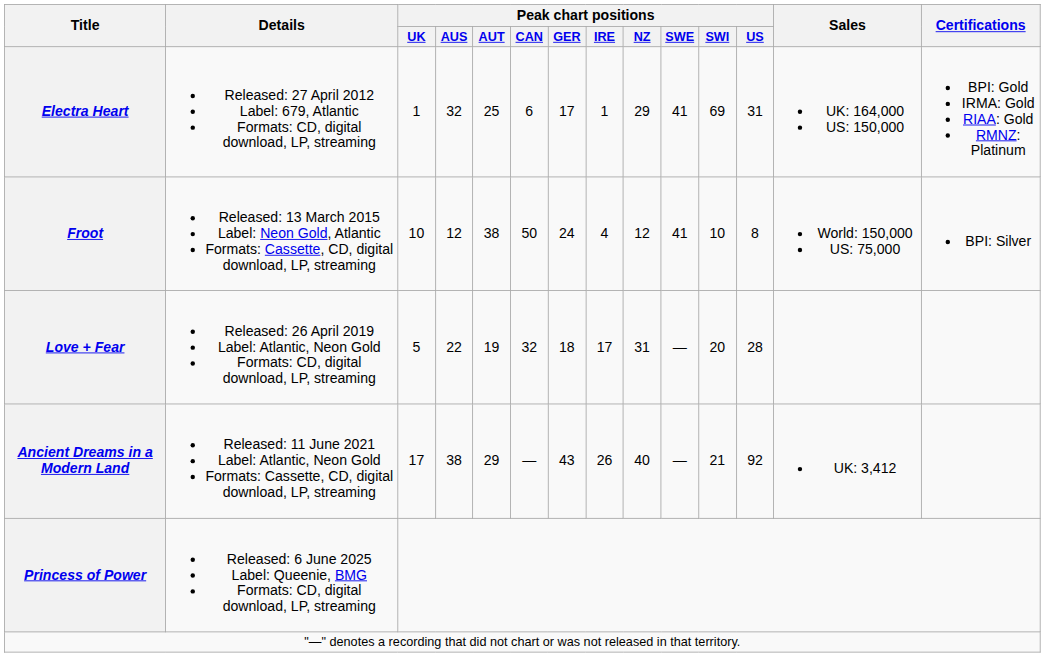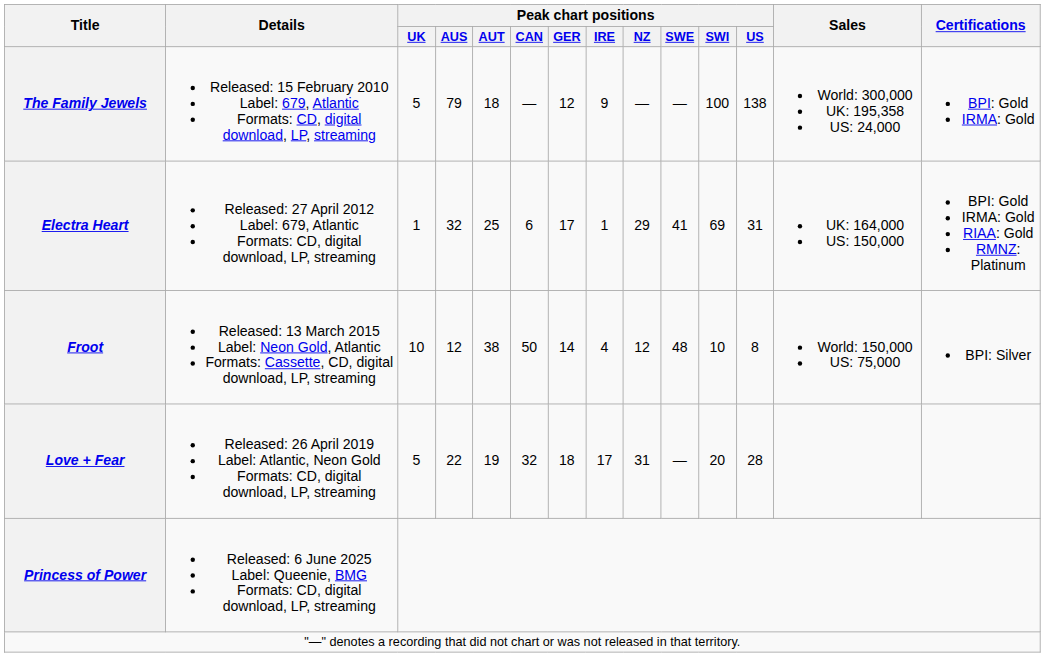+ row: (85, 103)
(567, 233) 24 -> (567, 347) 14
(680, 233) 41 -> (680, 347) 48
- row: (85, 461)
